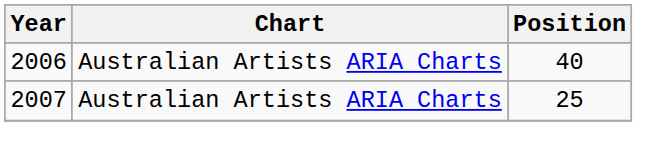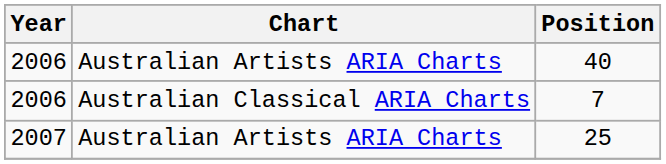+ row: (598, 101)
